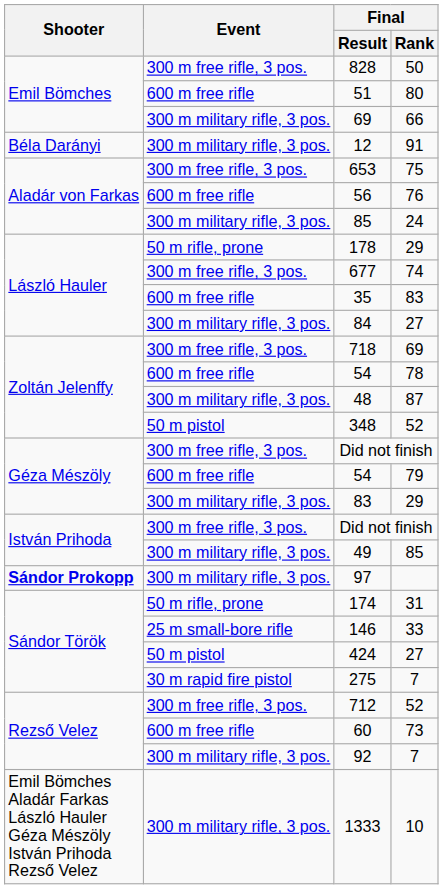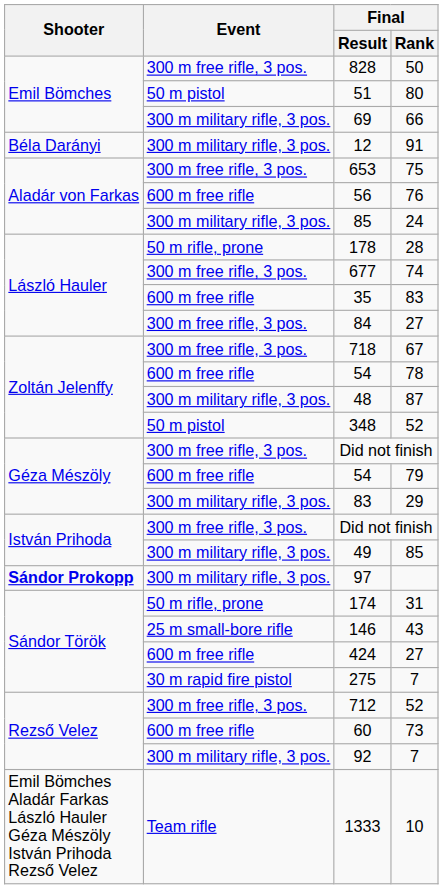(200, 94) 600 m free rifle -> (186, 94) 50 m pistol
(414, 247) 29 -> (414, 247) 28
(239, 323) 300 m military rifle, 3 pos. -> (227, 323) 300 m free rifle, 3 pos.
(414, 349) 69 -> (414, 349) 67
(414, 629) 33 -> (414, 629) 43
(186, 655) 50 m pistol -> (200, 655) 600 m free rifle
(239, 827) 300 m military rifle, 3 pos. -> (182, 827) Team rifle
